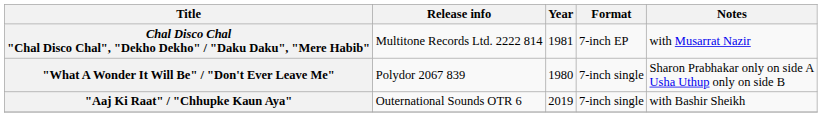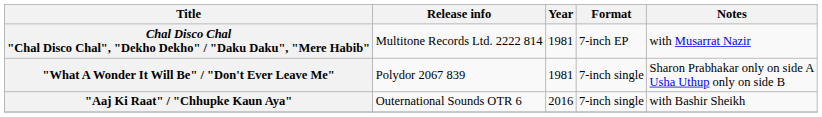(561, 75) 1980 -> (561, 75) 1981
(561, 101) 2019 -> (561, 101) 2016
